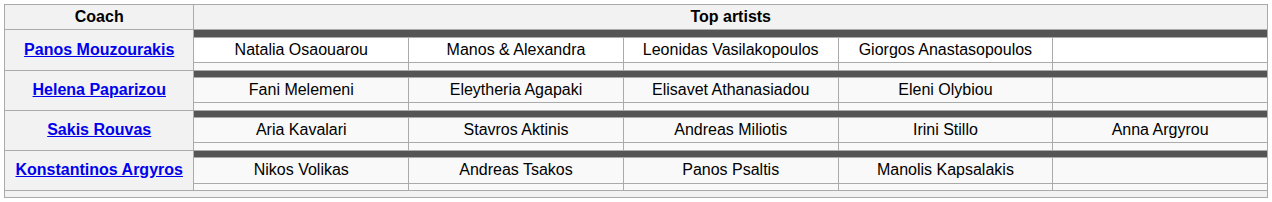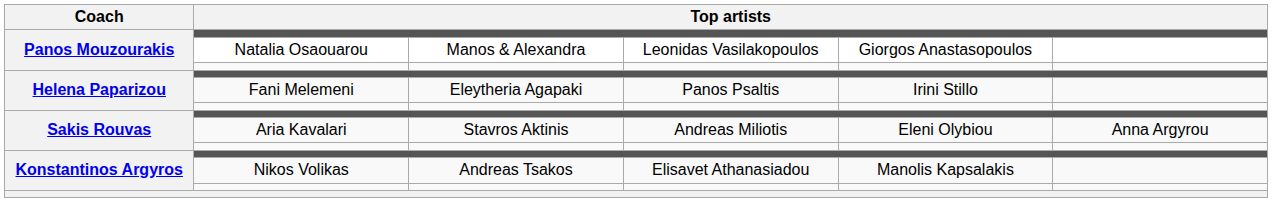(731, 90) Elisavet Athanasiadou -> (731, 90) Panos Psaltis
(945, 90) Eleni Olybiou -> (945, 90) Irini Stillo
(945, 130) Irini Stillo -> (945, 130) Eleni Olybiou
(731, 170) Panos Psaltis -> (731, 170) Elisavet Athanasiadou
